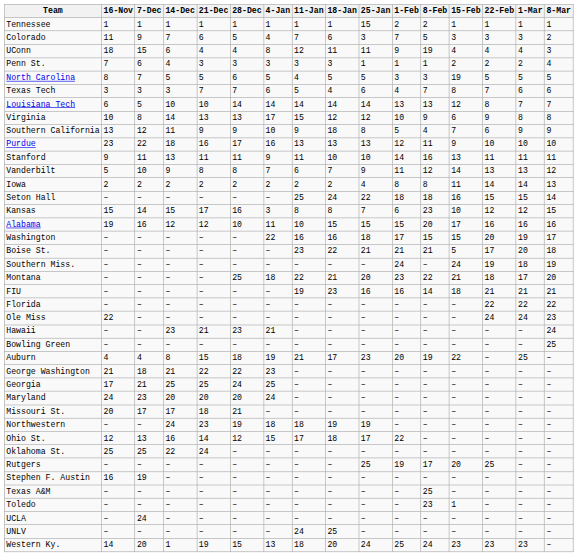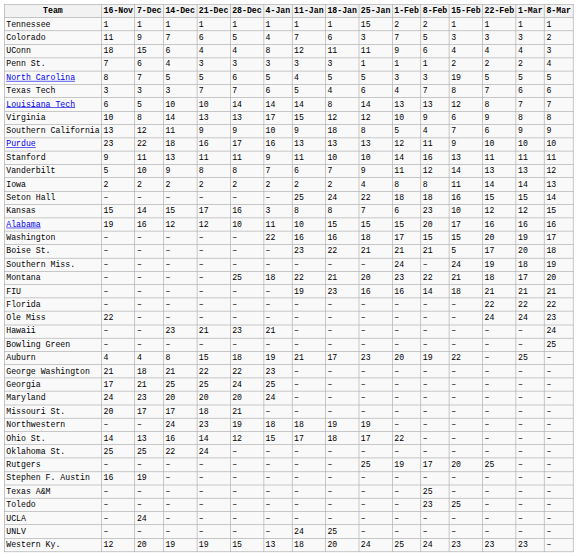(428, 51) 19 -> (425, 51) 6
(332, 104) 14 -> (330, 104) 8
(108, 438) 12 -> (108, 438) 14
(454, 505) 1 -> (456, 505) 25
(108, 545) 14 -> (108, 545) 12
(168, 545) 1 -> (170, 545) 19
